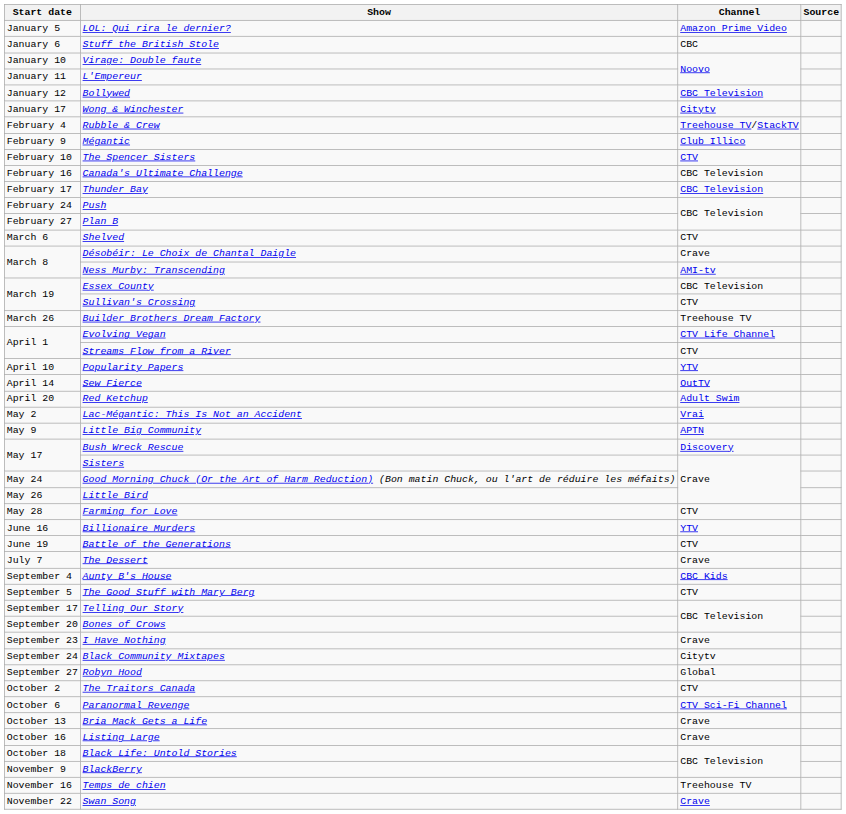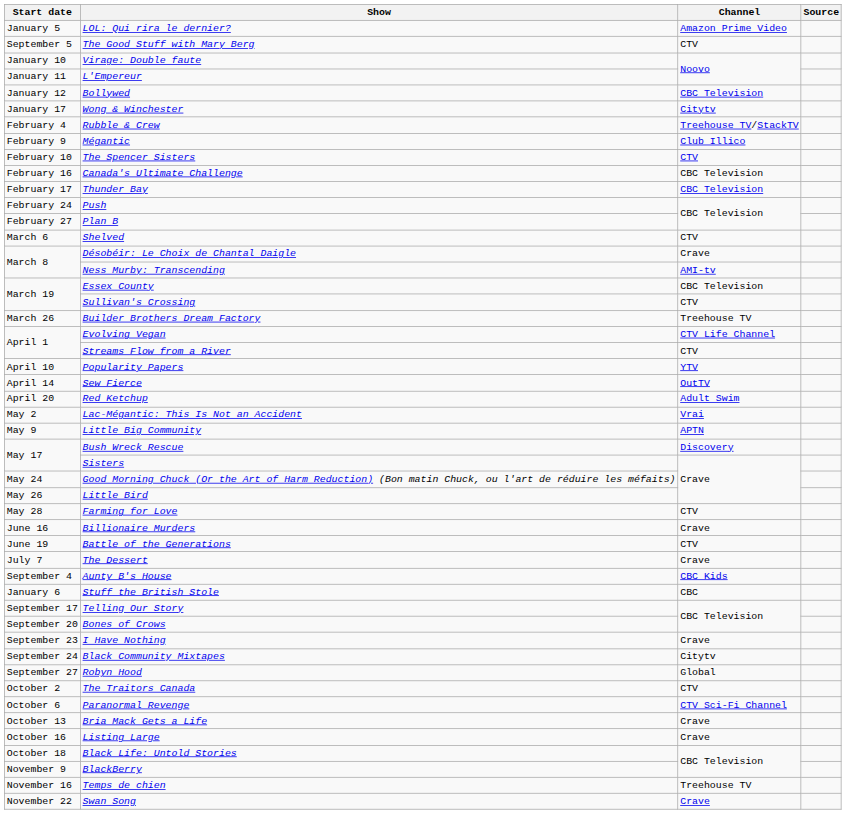rows swapped: (151, 45) <-> (169, 592)
(689, 528) YTV -> (695, 528) Crave
